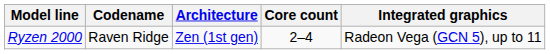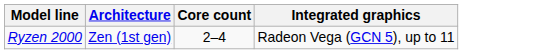- column: (129, 15)
